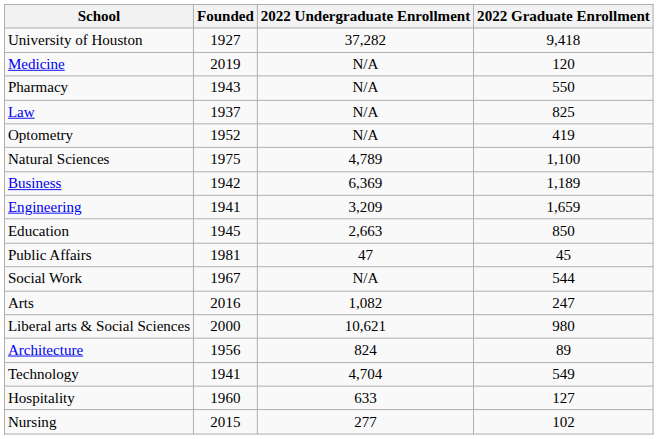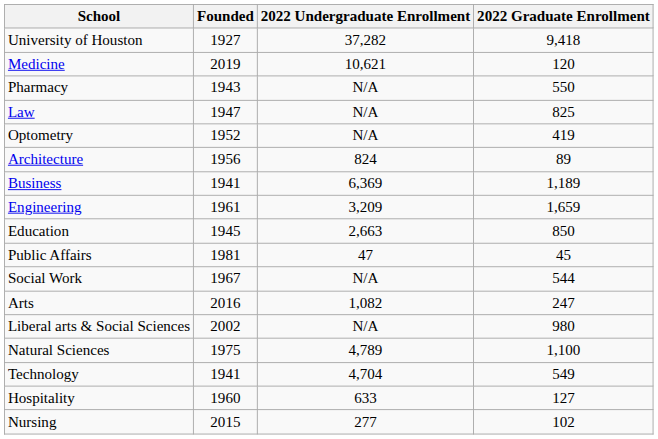(365, 64) N/A -> (365, 64) 10,621
(225, 111) 1937 -> (225, 111) 1947
rows swapped: (46, 350) <-> (59, 159)
(225, 183) 1942 -> (225, 183) 1941
(225, 207) 1941 -> (225, 207) 1961
(225, 326) 2000 -> (225, 326) 2002
(365, 326) 10,621 -> (365, 326) N/A
